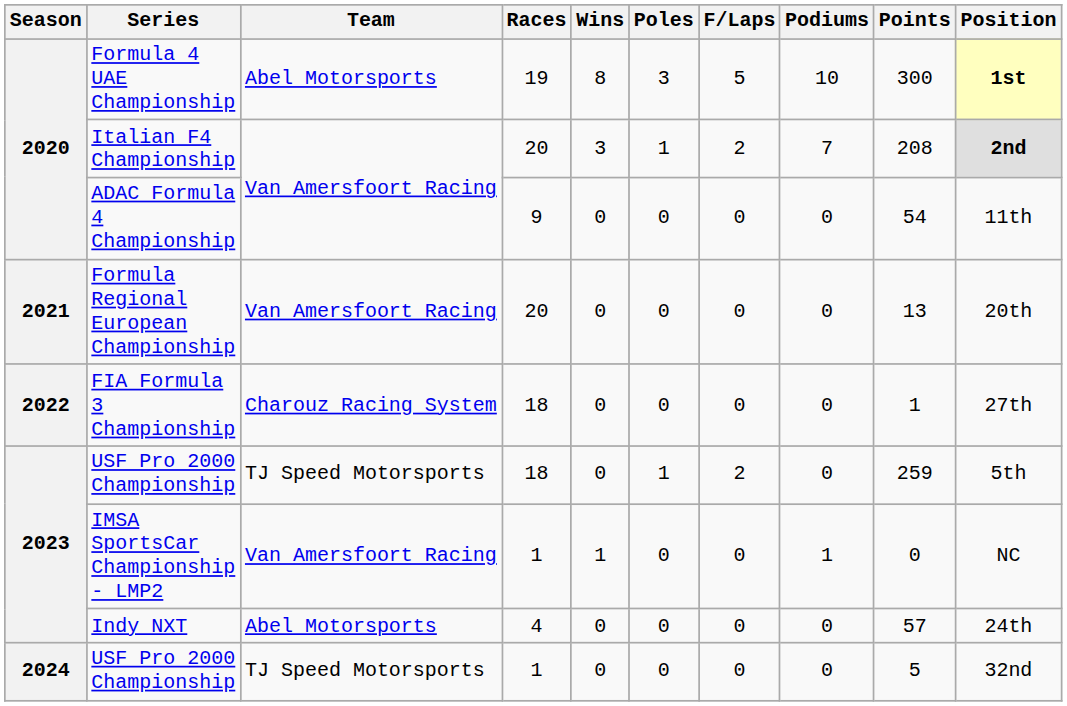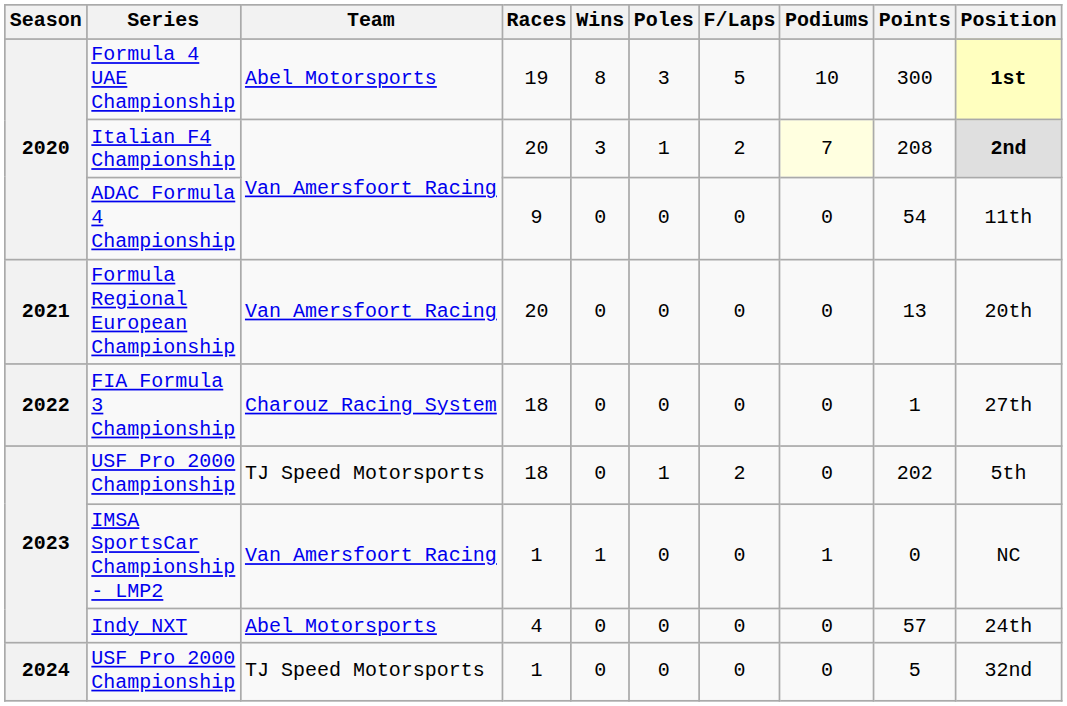(827, 148) no background -> (827, 148) lightyellow background
(915, 474) 259 -> (915, 474) 202
